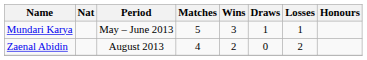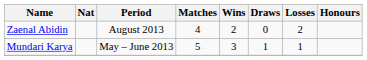rows swapped: (40, 30) <-> (37, 47)
